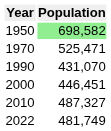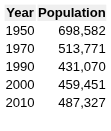(82, 30) lightgreen background -> (82, 30) no background
(82, 49) 525,471 -> (82, 49) 513,771
(82, 85) 446,451 -> (82, 85) 459,451
- row: (20, 121)
